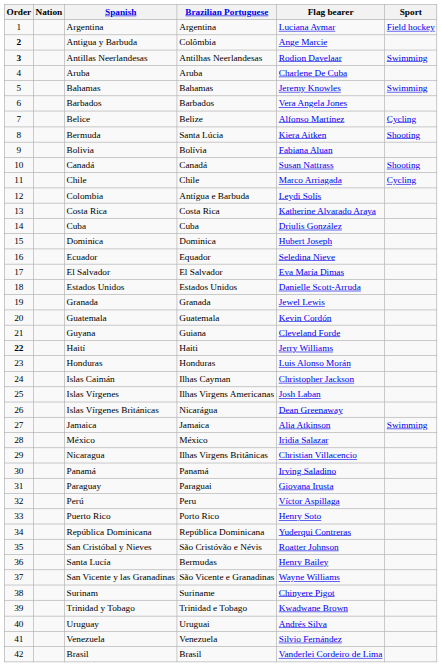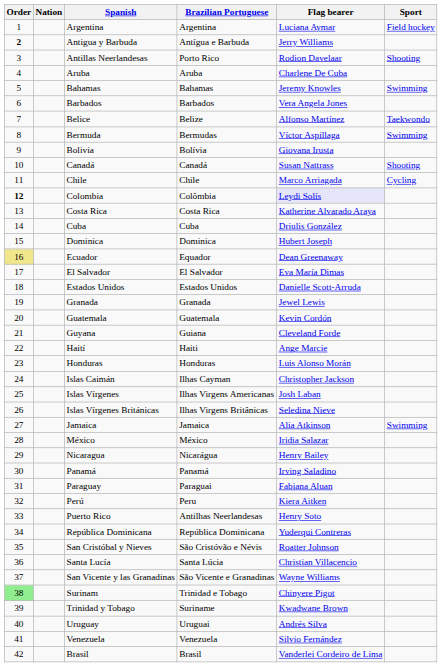(197, 42) Colômbia -> (214, 42) Antígua e Barbuda
(303, 42) Ange Marcie -> (306, 42) Jerry Williams
(19, 58) bold -> (19, 58) normal
(221, 58) Antilhas Neerlandesas -> (199, 58) Porto Rico
(407, 58) Swimming -> (403, 58) Shooting
(401, 119) Cycling -> (408, 119) Taekwondo
(201, 134) Santa Lúcia -> (198, 134) Bermudas
(303, 134) Kiera Aitken -> (309, 134) Víctor Aspillaga
(403, 134) Shooting -> (407, 134) Swimming
(306, 149) Fabiana Aluan -> (306, 149) Giovana Irusta
(19, 195) normal -> (19, 195) bold
(214, 195) Antígua e Barbuda -> (197, 195) Colômbia
(300, 195) no background -> (300, 195) lavender background
(19, 256) no background -> (19, 256) khaki background
(307, 256) Seledina Nieve -> (311, 256) Dean Greenaway
(19, 348) bold -> (19, 348) normal
(306, 348) Jerry Williams -> (303, 348) Ange Marcie
(198, 409) Nicarágua -> (224, 409) Ilhas Virgens Britânicas
(311, 409) Dean Greenaway -> (307, 409) Seledina Nieve
(224, 455) Ilhas Virgens Britânicas -> (198, 455) Nicarágua
(318, 455) Christian Villacencio -> (304, 455) Henry Bailey
(306, 486) Giovana Irusta -> (306, 486) Fabiana Aluan
(309, 501) Víctor Aspillaga -> (303, 501) Kiera Aitken
(199, 516) Porto Rico -> (221, 516) Antilhas Neerlandesas
(198, 562) Bermudas -> (201, 562) Santa Lúcia
(304, 562) Henry Bailey -> (318, 562) Christian Villacencio
(19, 593) no background -> (19, 593) lightgreen background
(197, 593) Suriname -> (213, 593) Trinidad e Tobago
(213, 608) Trinidad e Tobago -> (197, 608) Suriname
